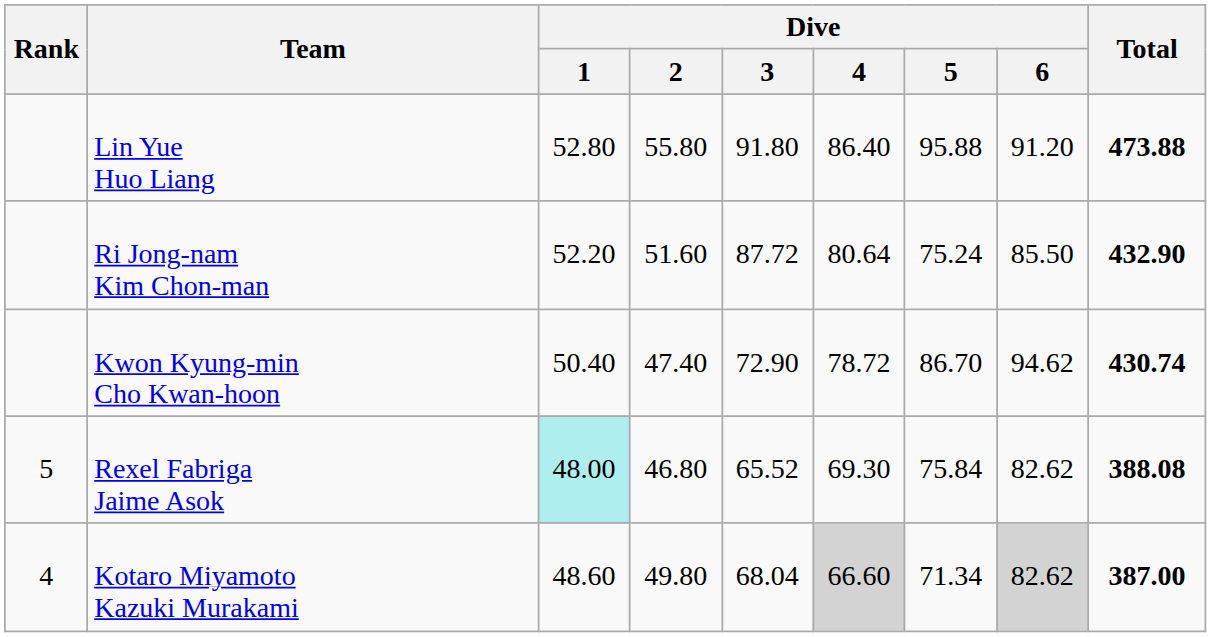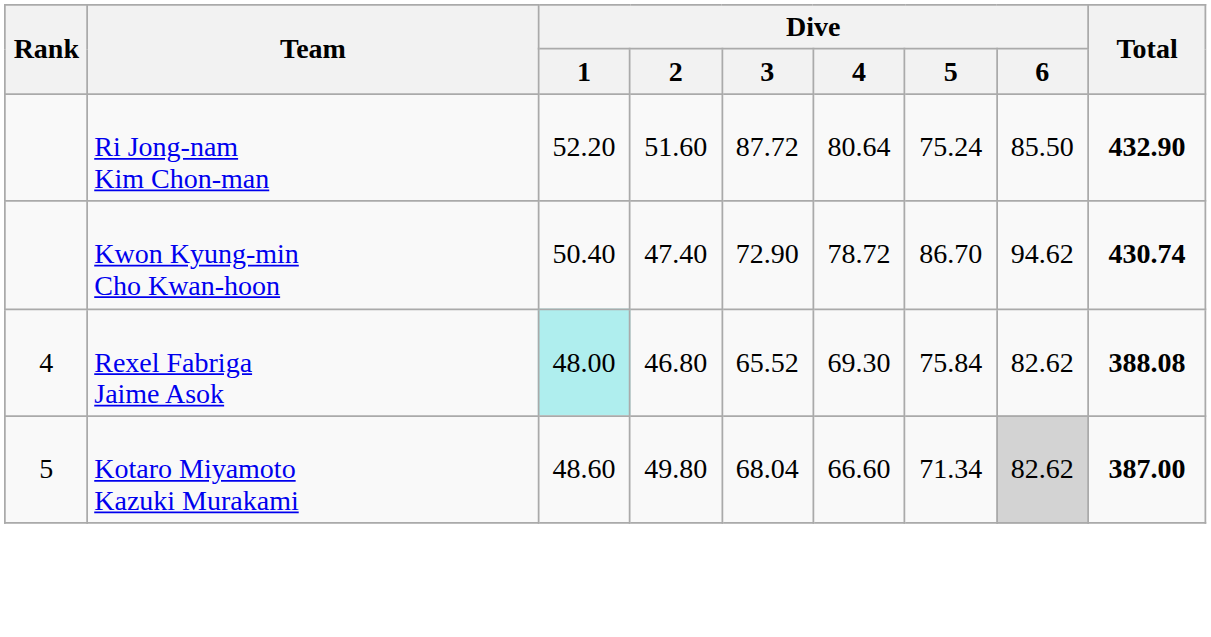- row: (154, 162)
(46, 469) 5 -> (46, 361) 4
(46, 576) 4 -> (46, 469) 5
(859, 576) lightgrey background -> (859, 469) no background
